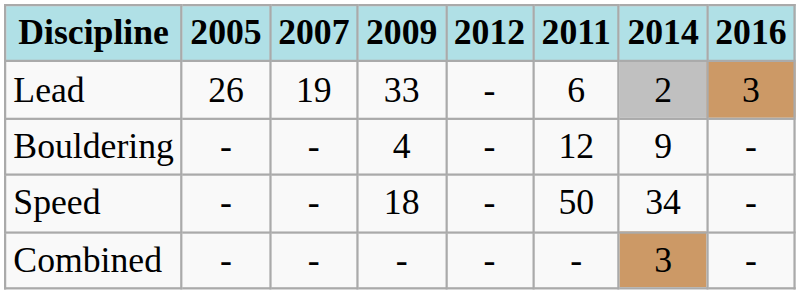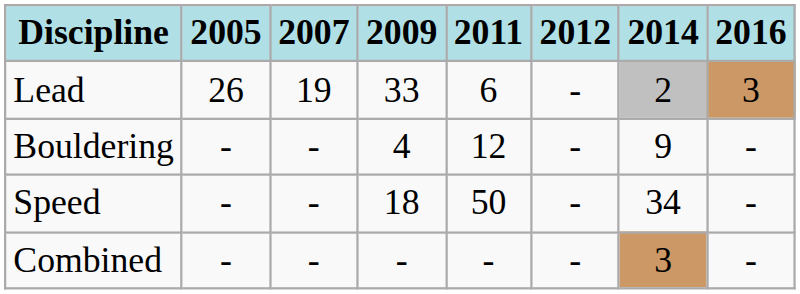columns swapped: (576, 32) <-> (489, 32)
